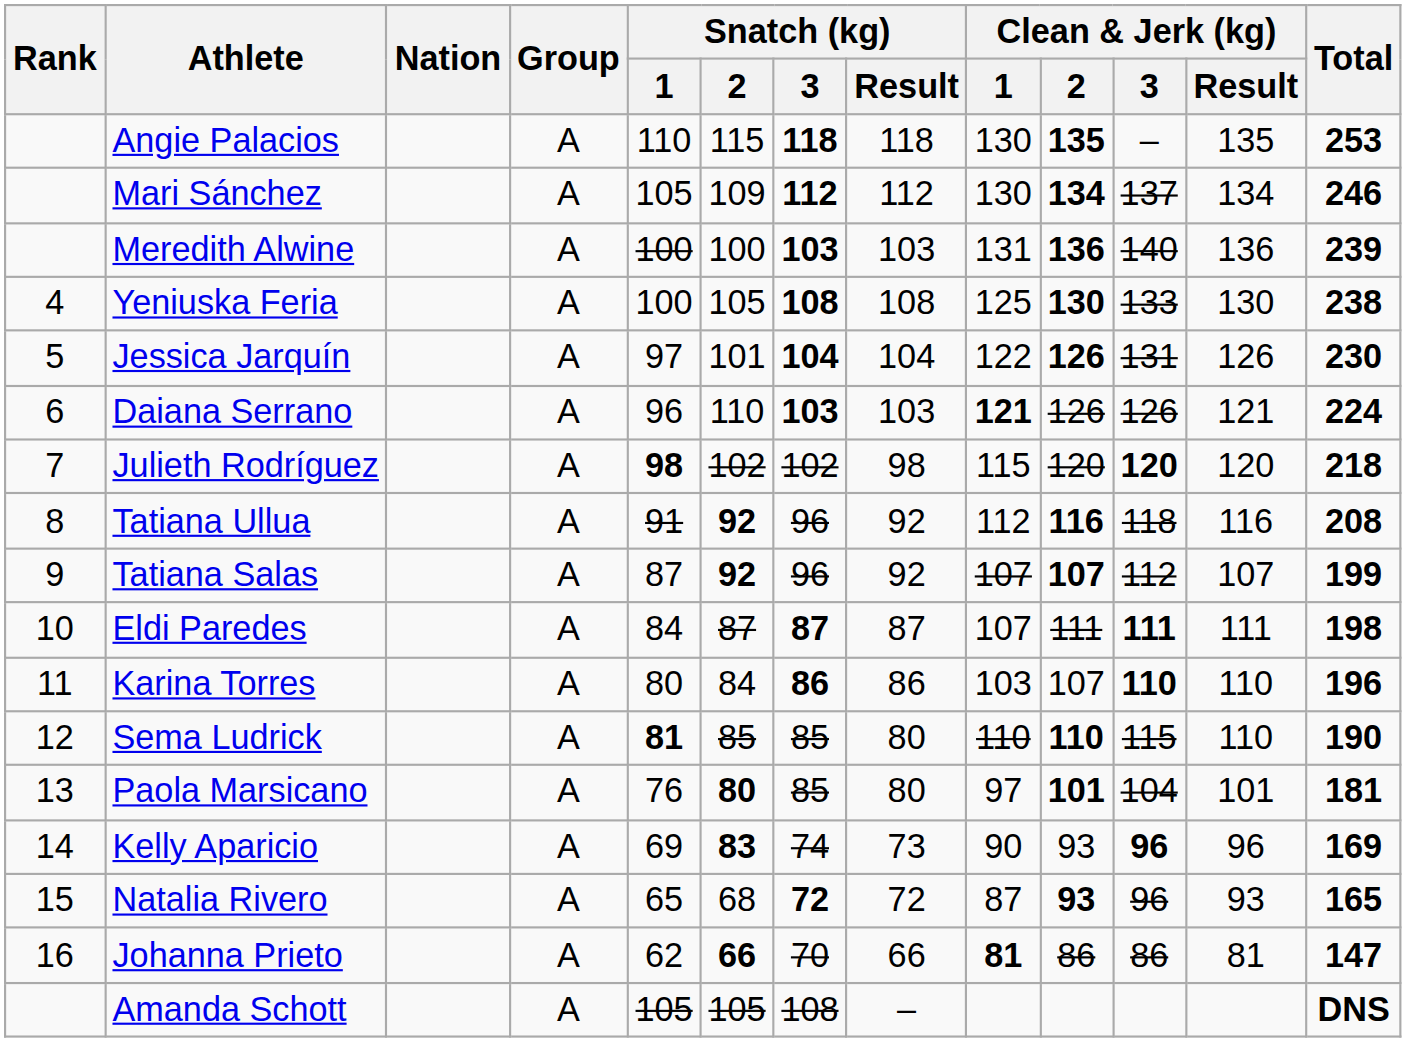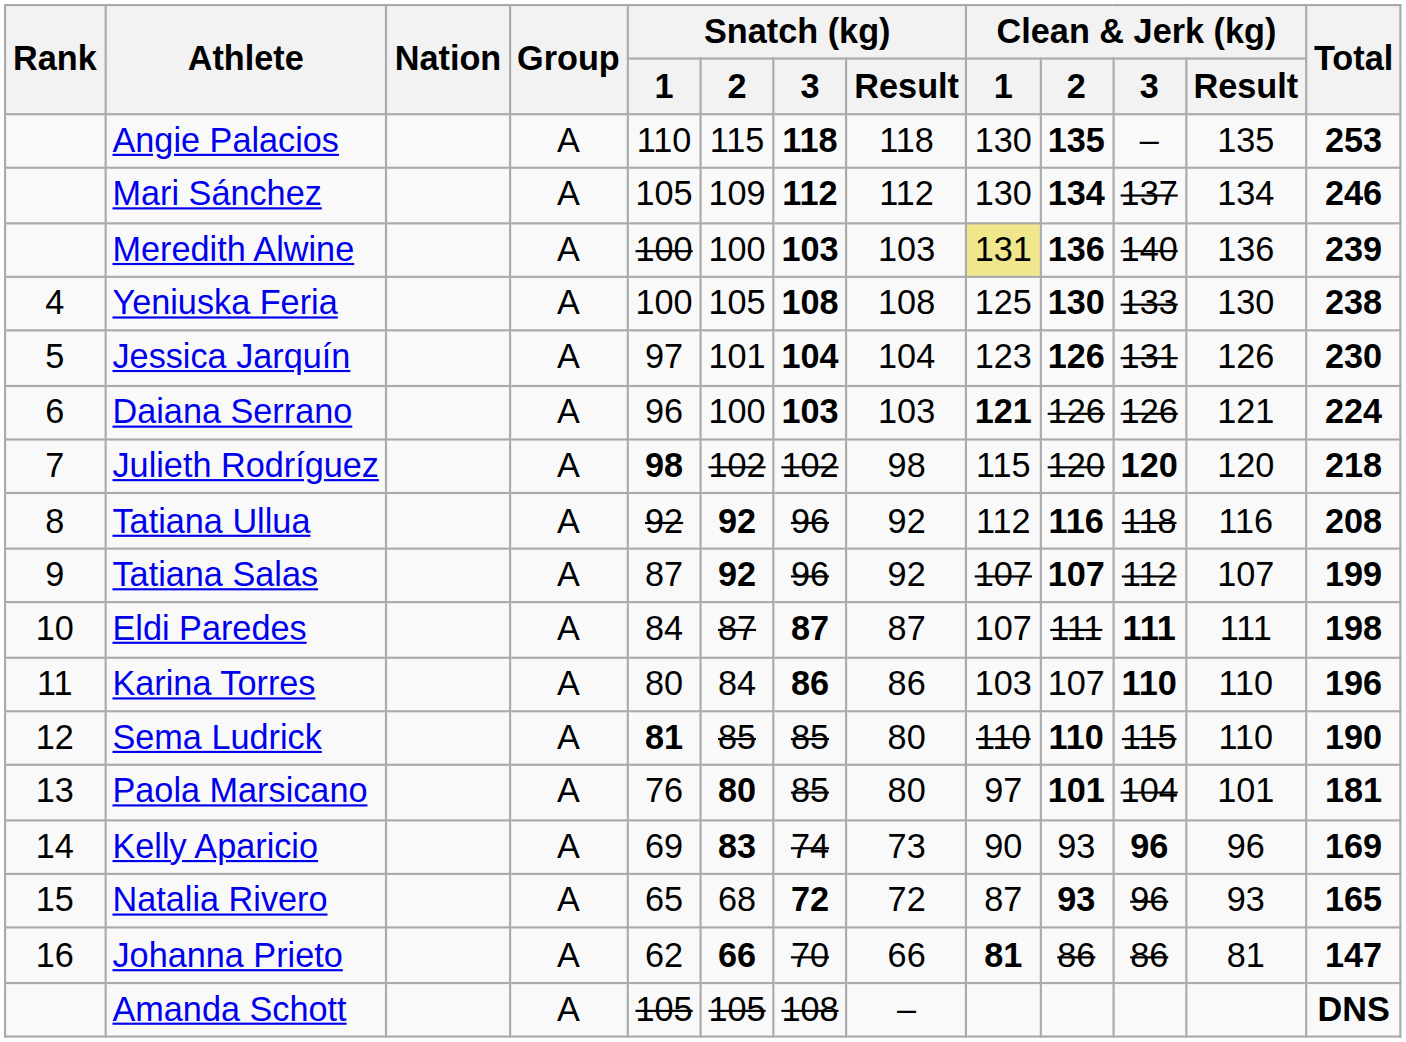(1003, 248) no background -> (1003, 248) khaki background
(1003, 357) 122 -> (1003, 357) 123
(737, 411) 110 -> (737, 411) 100
(664, 520) 91 -> (664, 520) 92
